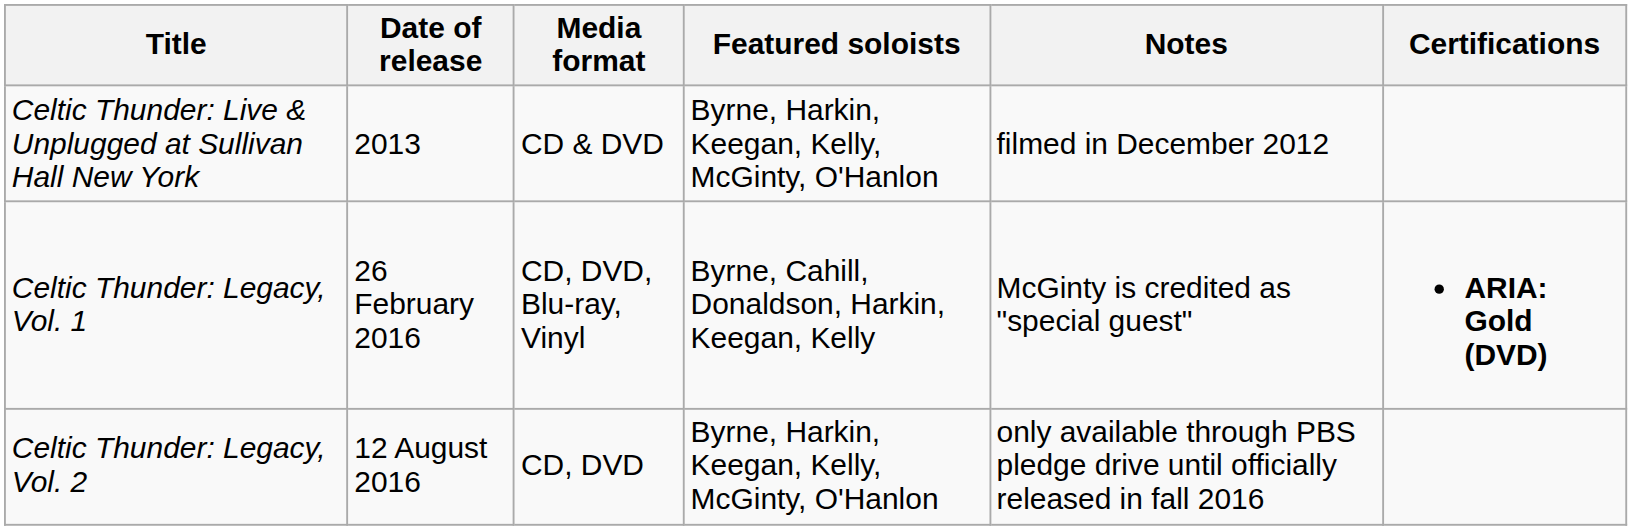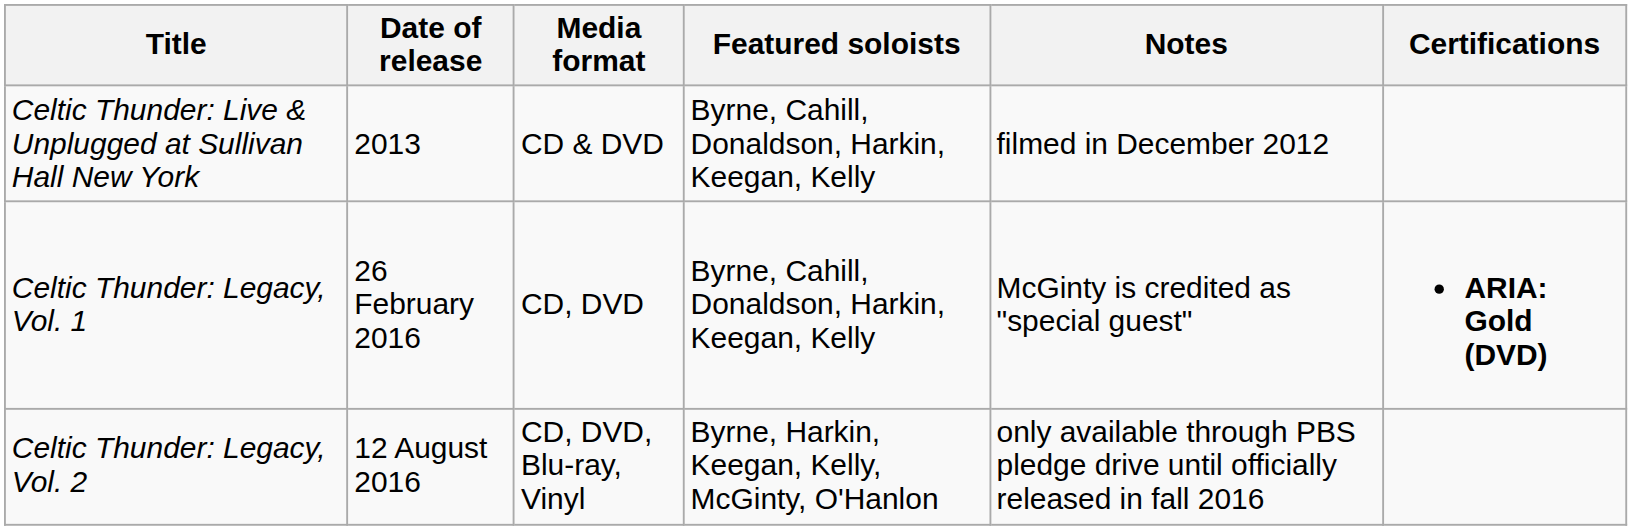(815, 142) Byrne, Harkin, Keegan, Kelly, McGinty, O'Hanlon -> (818, 142) Byrne, Cahill, Donaldson, Harkin, Keegan, Kelly
(587, 304) CD, DVD, Blu-ray, Vinyl -> (582, 304) CD, DVD
(582, 466) CD, DVD -> (587, 466) CD, DVD, Blu-ray, Vinyl
